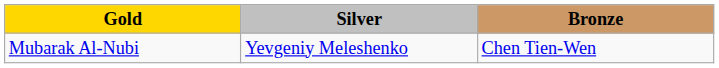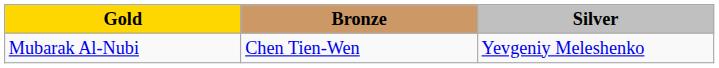columns swapped: (359, 18) <-> (596, 18)
